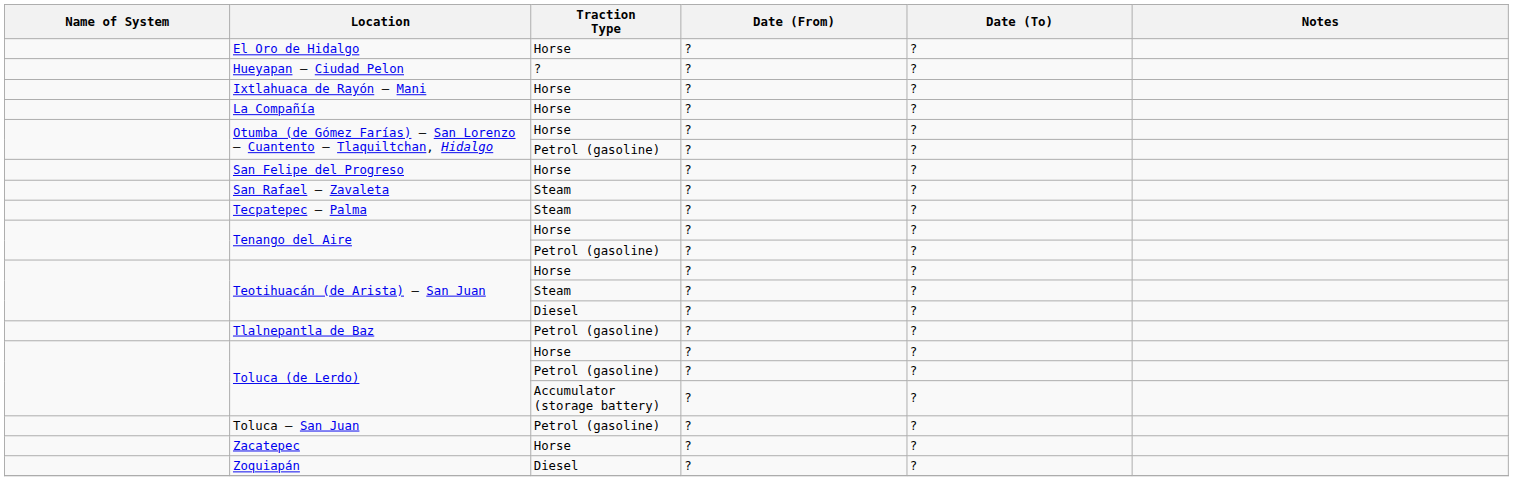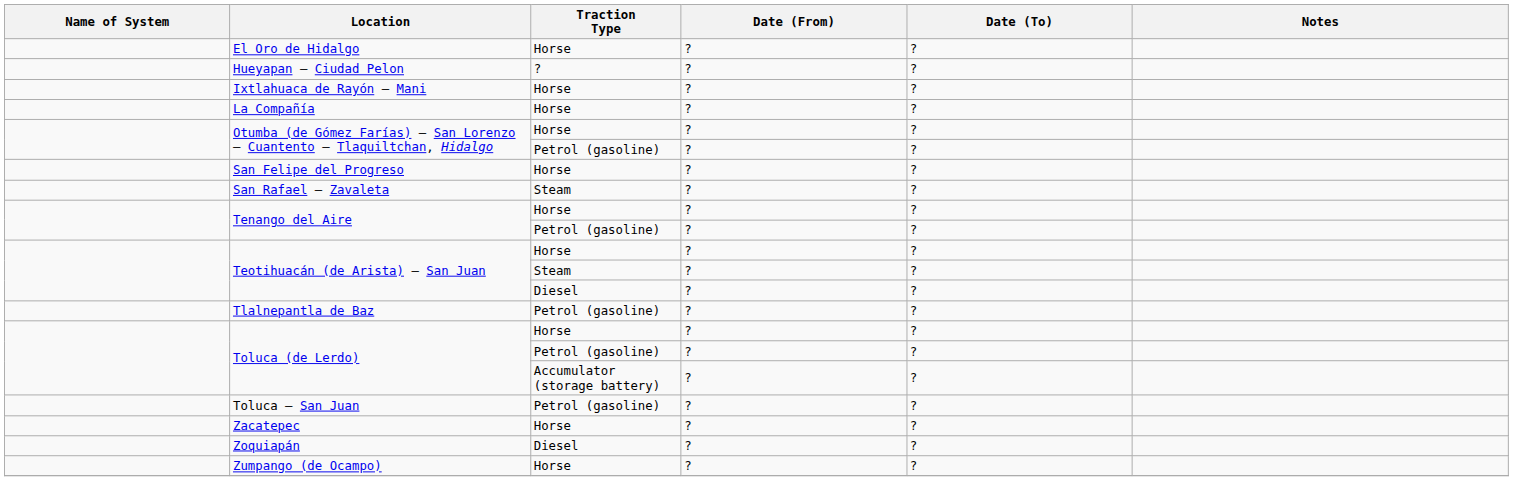- row: (300, 210)
+ row: (307, 466)
